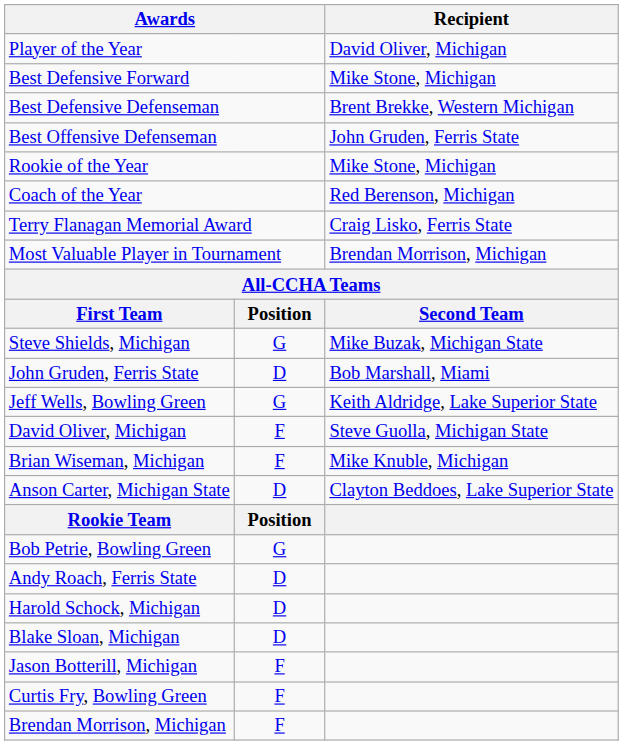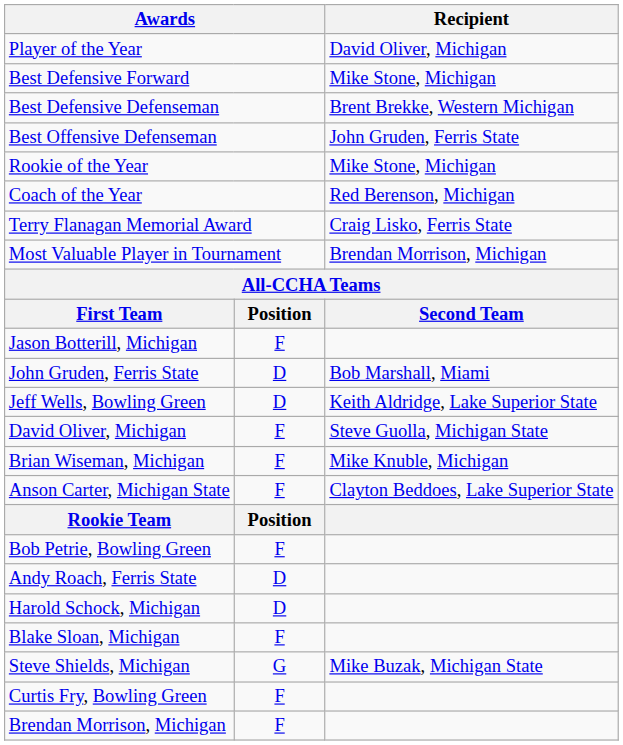rows swapped: (99, 343) <-> (103, 666)
(280, 401) G -> (280, 401) D
(280, 490) D -> (280, 490) F
(280, 549) G -> (280, 549) F
(280, 637) D -> (280, 637) F
